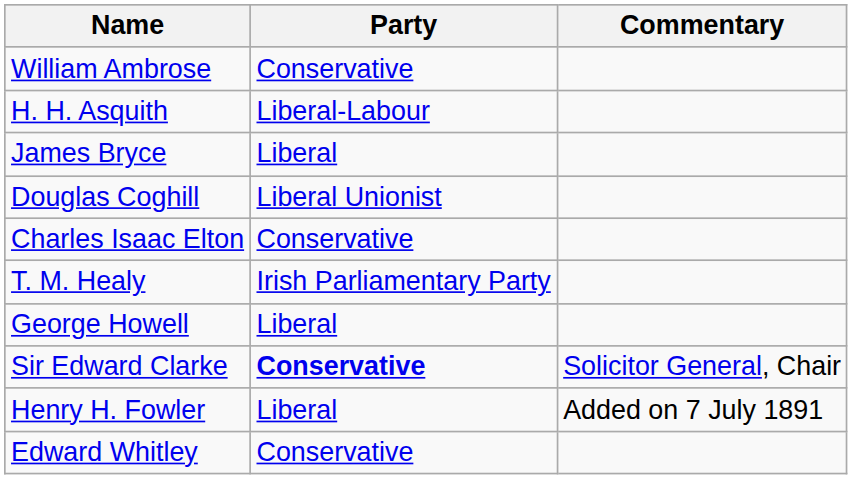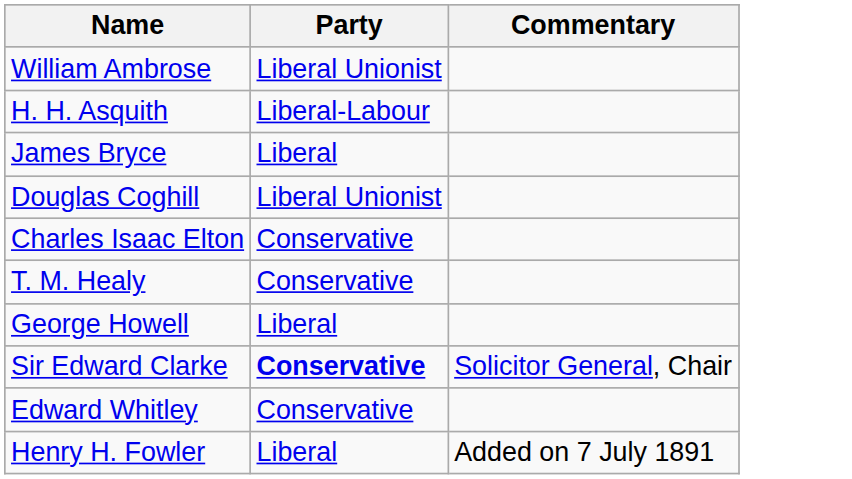(335, 68) Conservative -> (349, 68) Liberal Unionist
(404, 281) Irish Parliamentary Party -> (335, 281) Conservative
rows swapped: (104, 452) <-> (108, 409)
